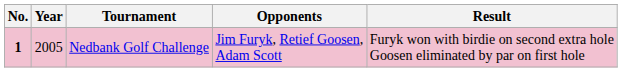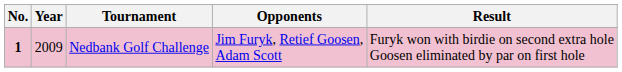(49, 47) 2005 -> (49, 47) 2009
